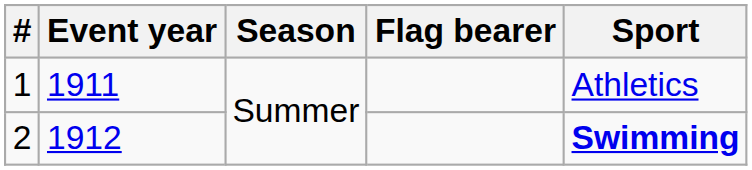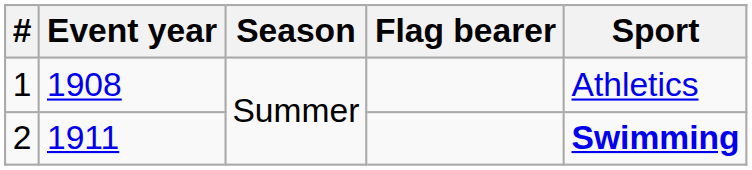(83, 84) 1911 -> (84, 84) 1908
(84, 137) 1912 -> (83, 137) 1911
